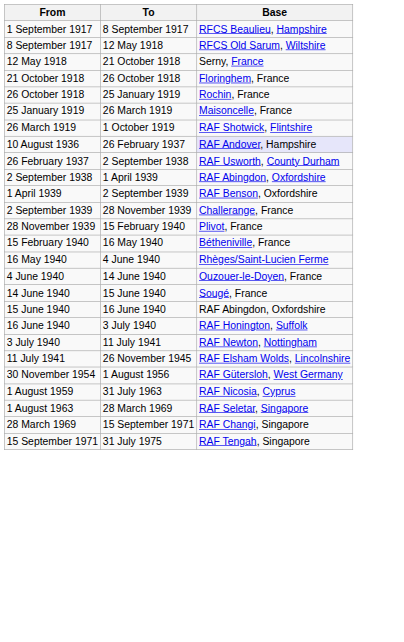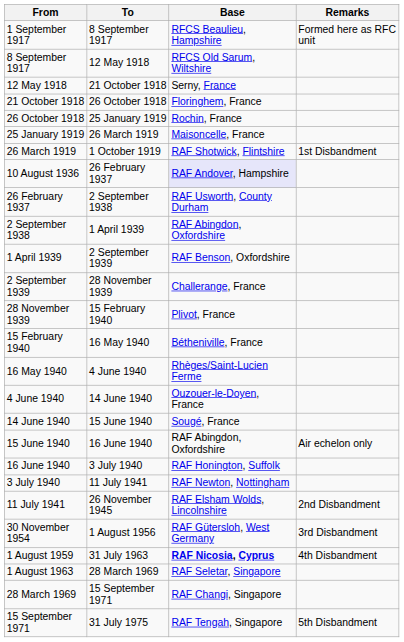+ column: (347, 12)
(247, 392) normal -> (223, 555) bold
